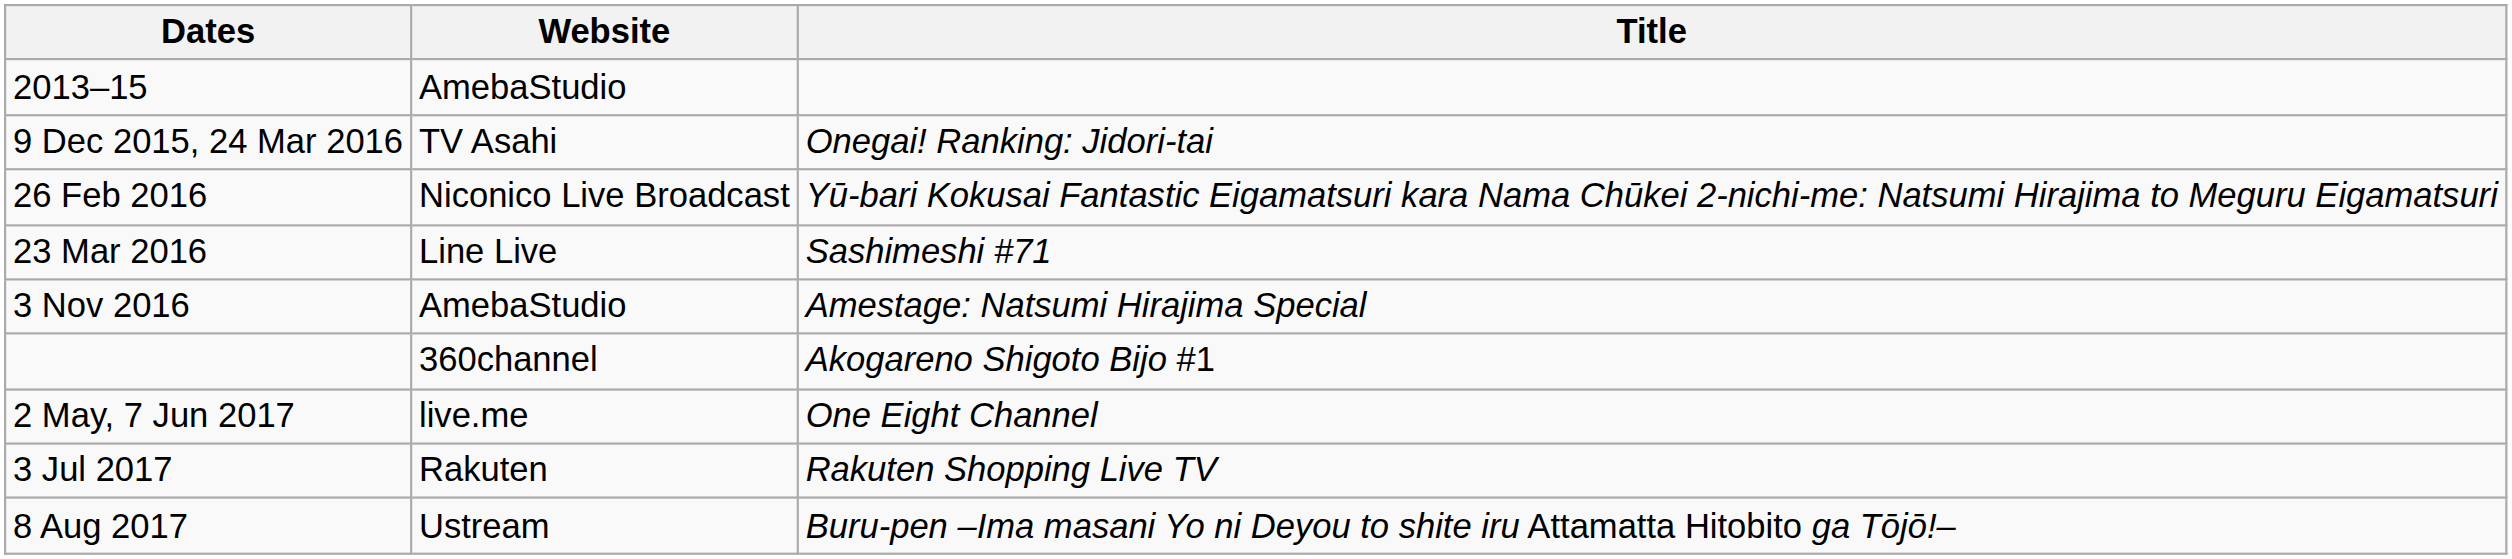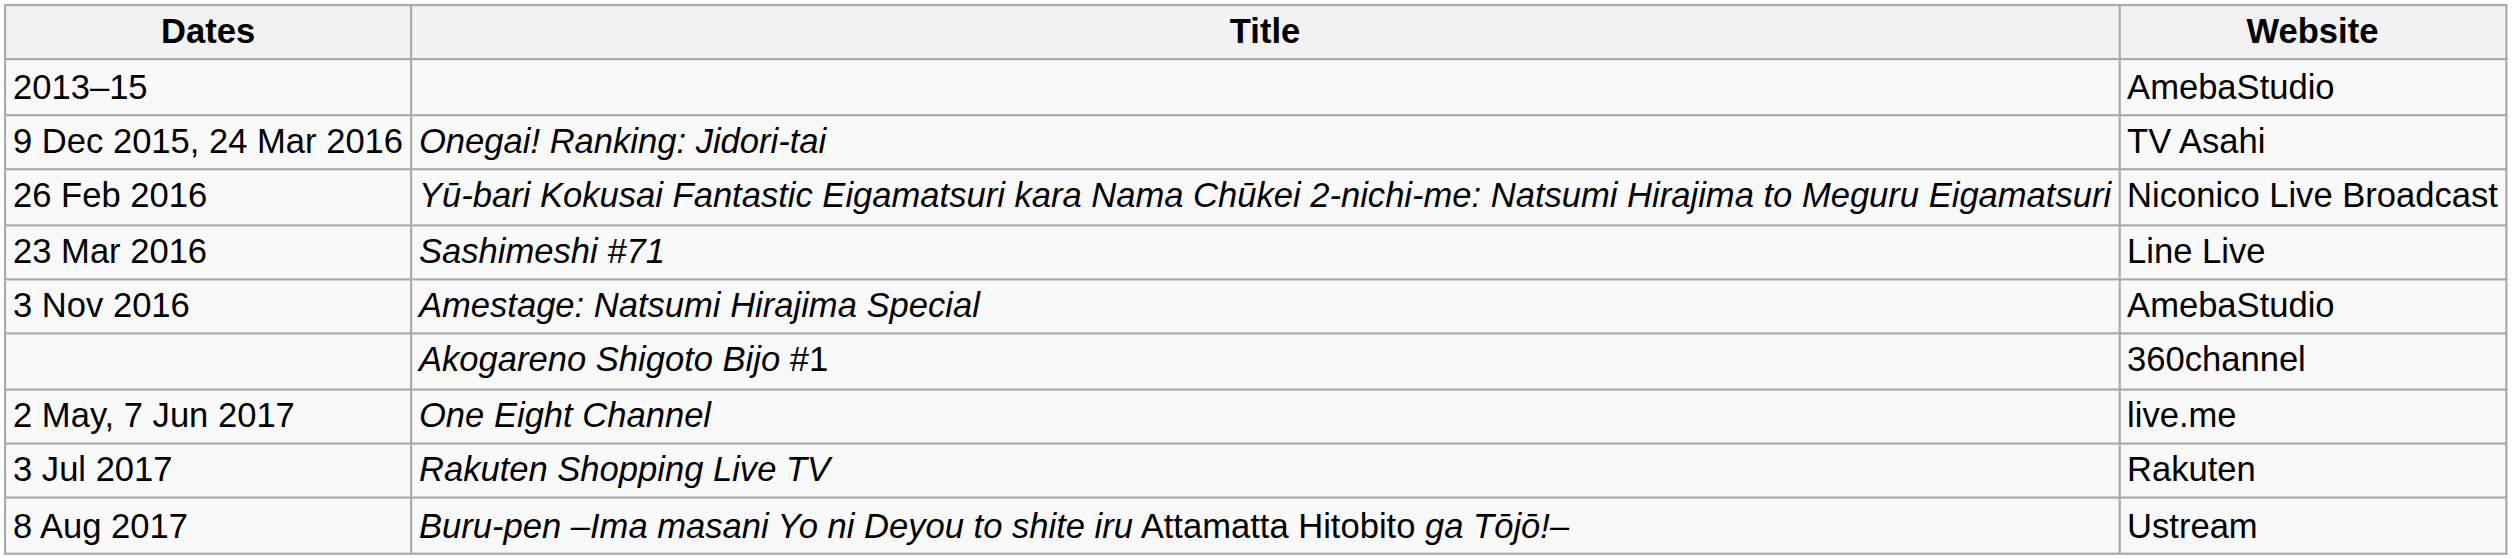columns swapped: (1652, 31) <-> (604, 31)
